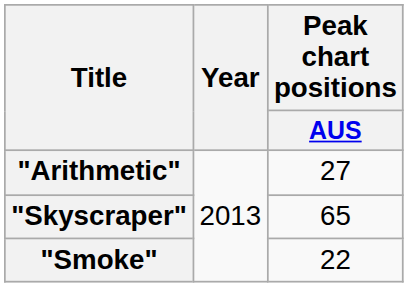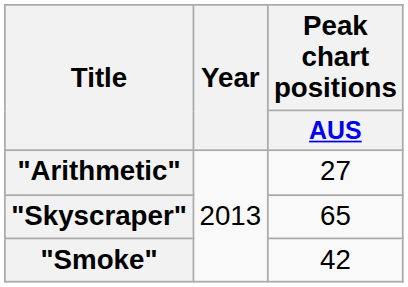(335, 259) 22 -> (335, 259) 42
